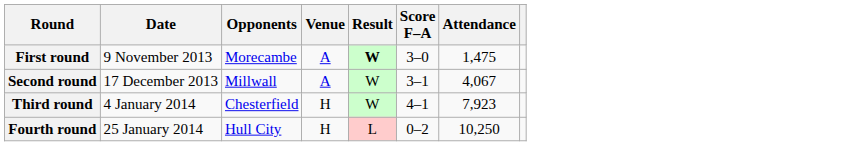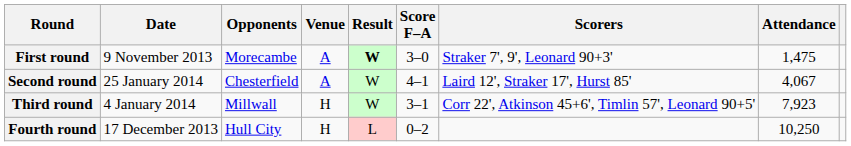+ column: (599, 24)
(161, 81) 17 December 2013 -> (153, 81) 25 January 2014
(251, 81) Millwall -> (262, 81) Chesterfield
(418, 81) 3–1 -> (418, 81) 4–1
(262, 104) Chesterfield -> (251, 104) Millwall
(418, 104) 4–1 -> (418, 104) 3–1
(153, 128) 25 January 2014 -> (161, 128) 17 December 2013
